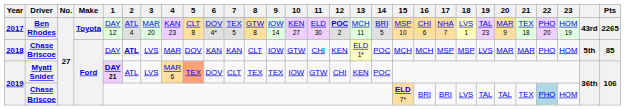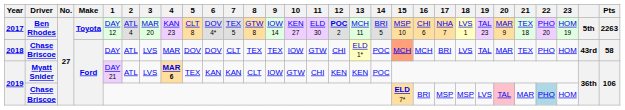(589, 28) 43rd -> (589, 28) 5th
(610, 28) 2265 -> (609, 28) 2263
(132, 50) bold -> (131, 50) normal
(214, 50) KAN -> (213, 50) DOV
(234, 50) KAN -> (233, 50) CLT
(255, 50) CLT -> (254, 50) TEX
(276, 50) IOW -> (275, 50) TEX
(296, 50) GTW -> (296, 50) IOW
(318, 50) CHI -> (318, 50) GTW
(340, 50) KEN -> (339, 50) CHI
(403, 50) no background -> (402, 50) lightsalmon background
(446, 50) MSP -> (445, 50) BRI
(466, 50) MSP -> (465, 50) LVS
(486, 50) LVS -> (485, 50) TAL
(526, 50) MAR -> (525, 50) TEX
(589, 50) 5th -> (589, 50) 43rd
(610, 50) 85 -> (609, 50) 58
(113, 72) bold -> (113, 72) normal
(172, 72) normal -> (171, 72) bold
(193, 72) lightsalmon background -> (193, 72) no background
(214, 72) DOV -> (213, 72) KAN
(234, 72) CLT -> (233, 72) KAN
(255, 72) TEX -> (254, 72) CLT
(276, 72) TEX -> (275, 72) IOW
(296, 72) IOW -> (296, 72) GTW
(318, 72) GTW -> (318, 72) CHI
(340, 72) CHI -> (339, 72) KEN
(446, 94) BRI -> (445, 94) MSP
(466, 94) LVS -> (465, 94) MSP
(485, 94) TAL -> (485, 94) LVS
(505, 94) no background -> (504, 94) pink background
(526, 94) TEX -> (525, 94) MAR
